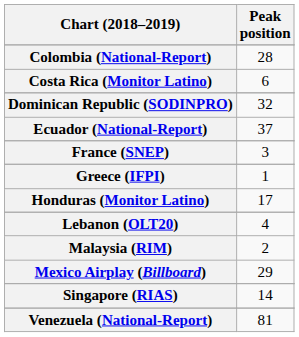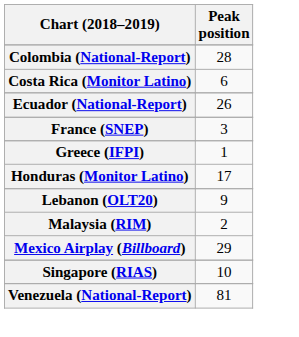- row: (120, 104)
(265, 128) 37 -> (224, 104) 26
(265, 224) 4 -> (224, 200) 9
(265, 295) 14 -> (224, 271) 10
